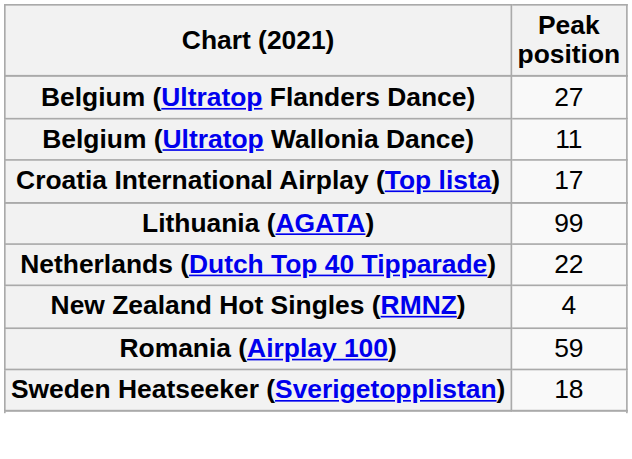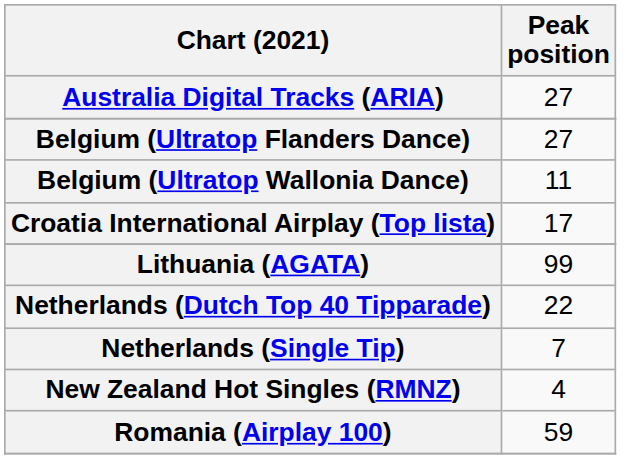+ row: (253, 97)
+ row: (253, 348)
- row: (258, 390)
